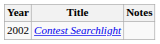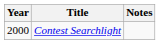(18, 30) 2002 -> (18, 30) 2000
